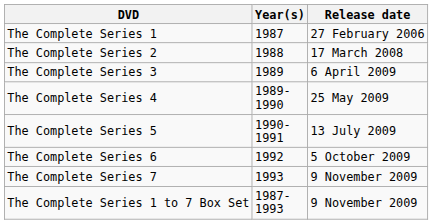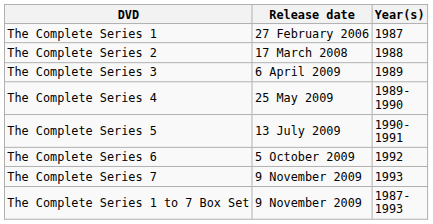columns swapped: (280, 14) <-> (368, 14)
